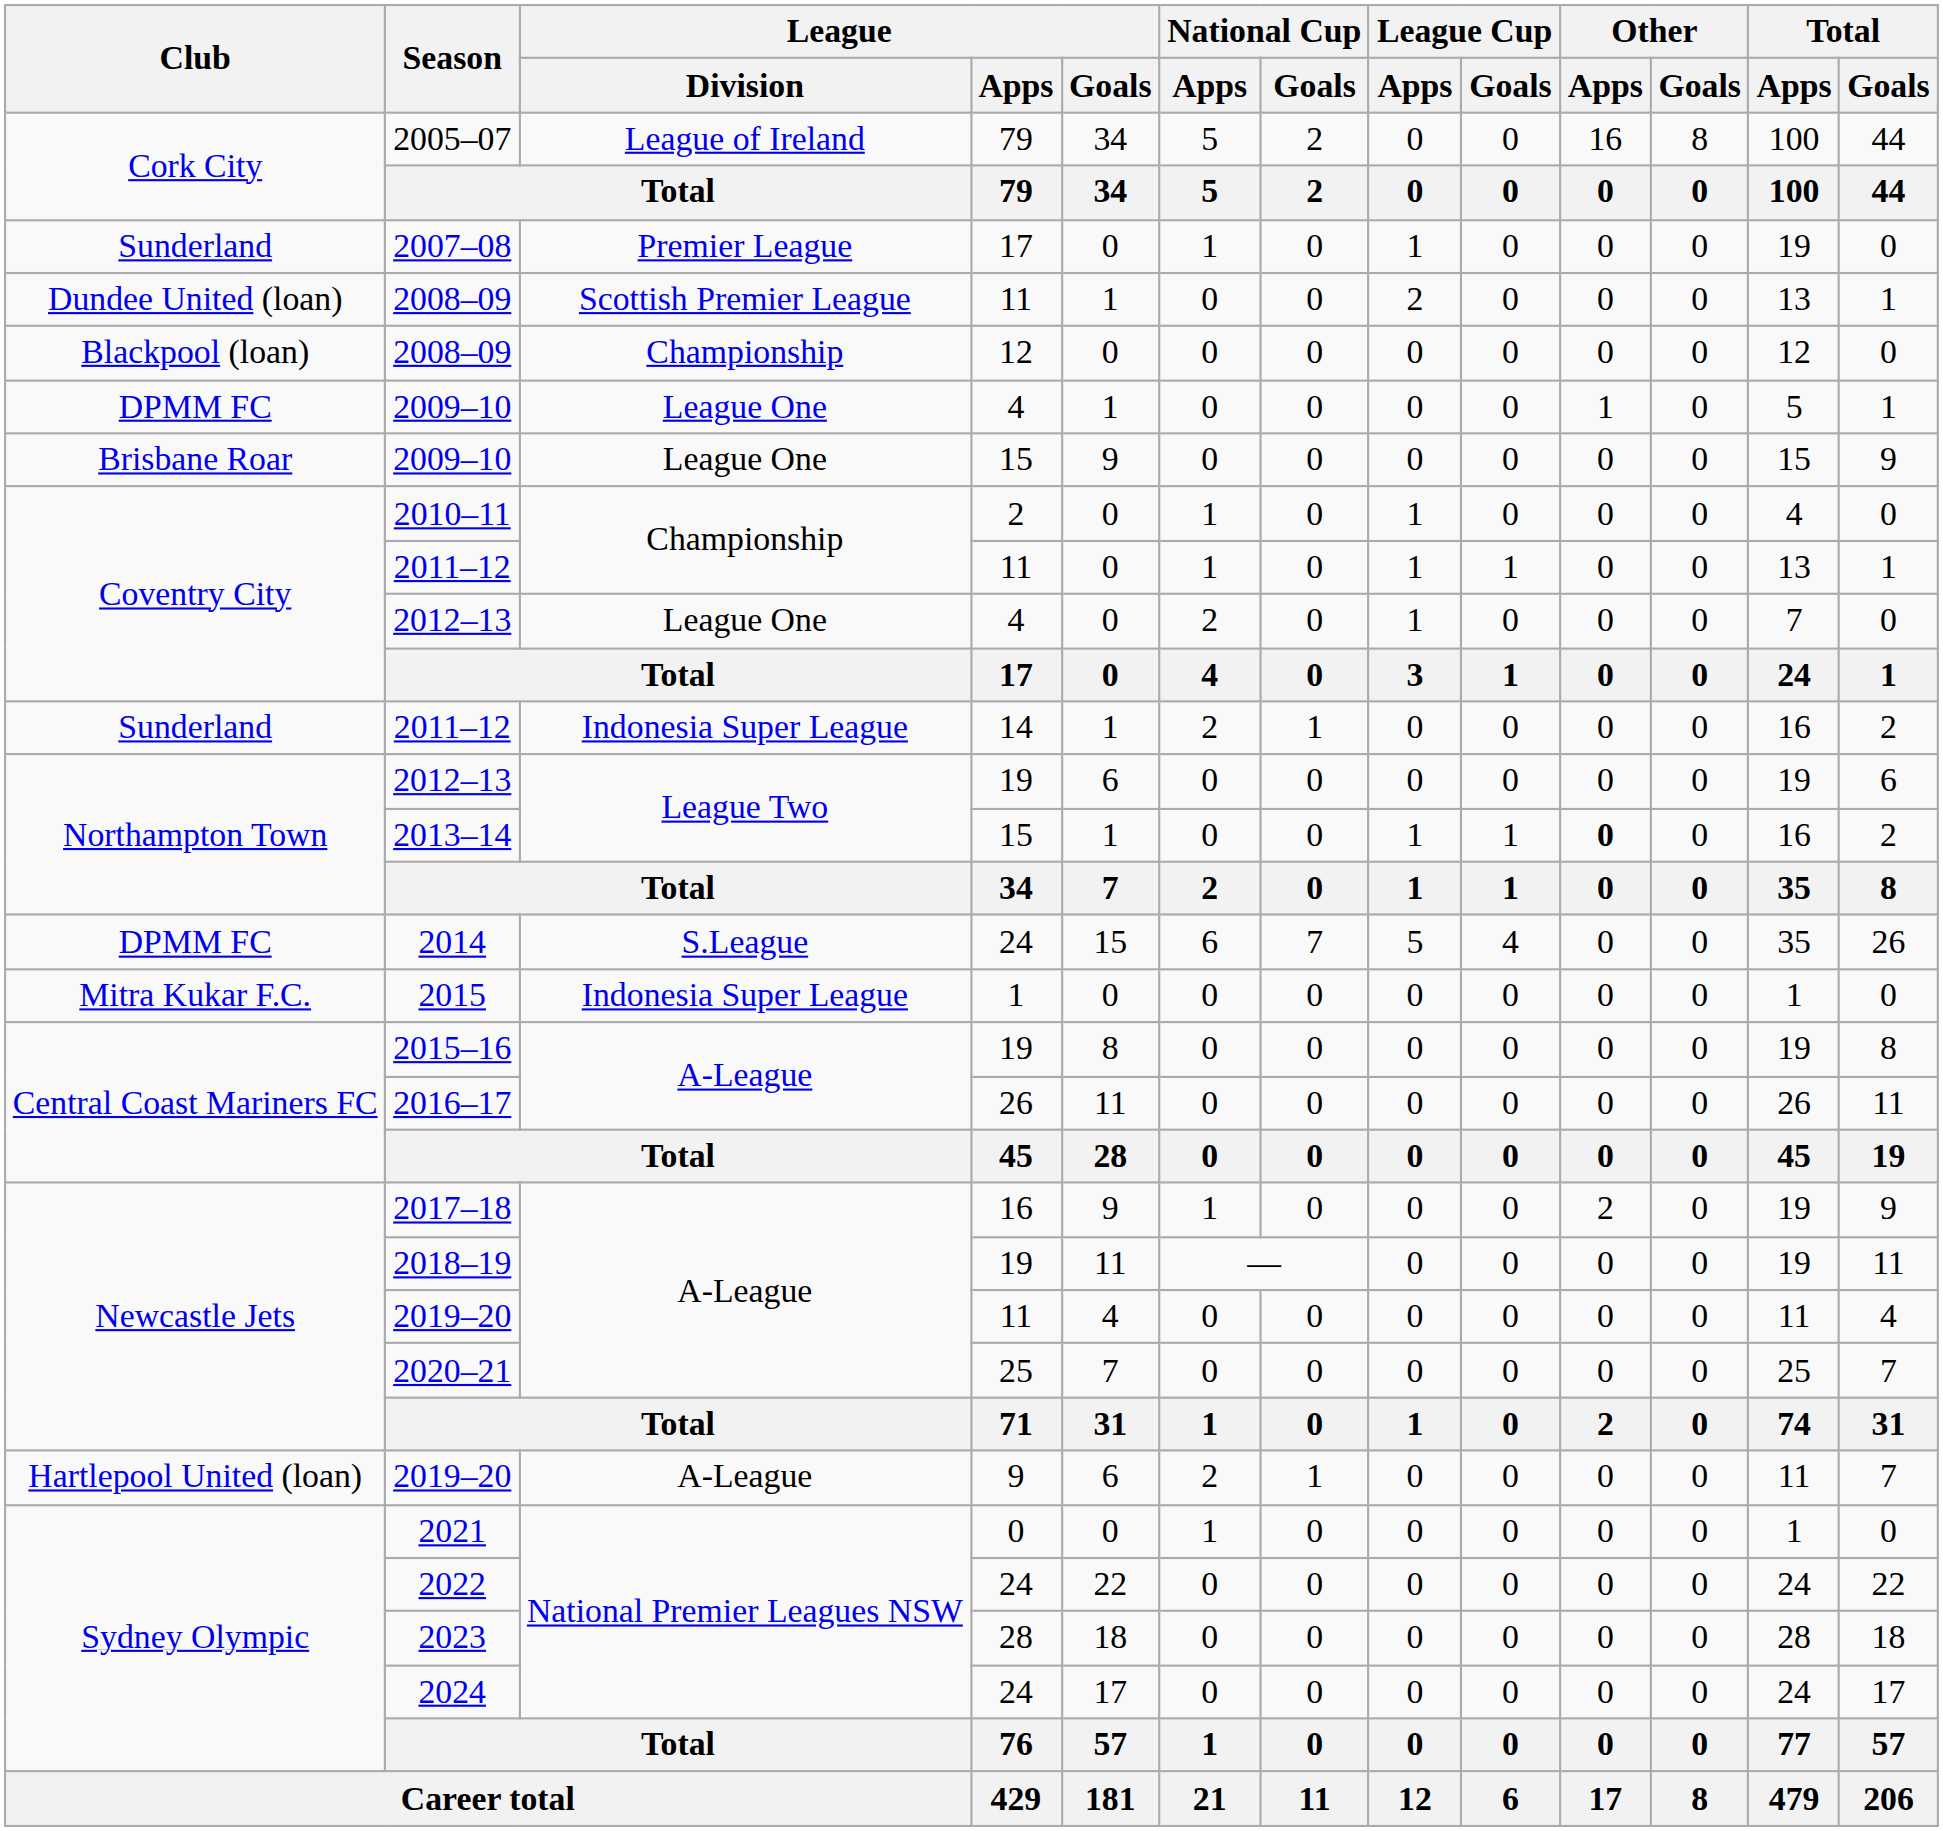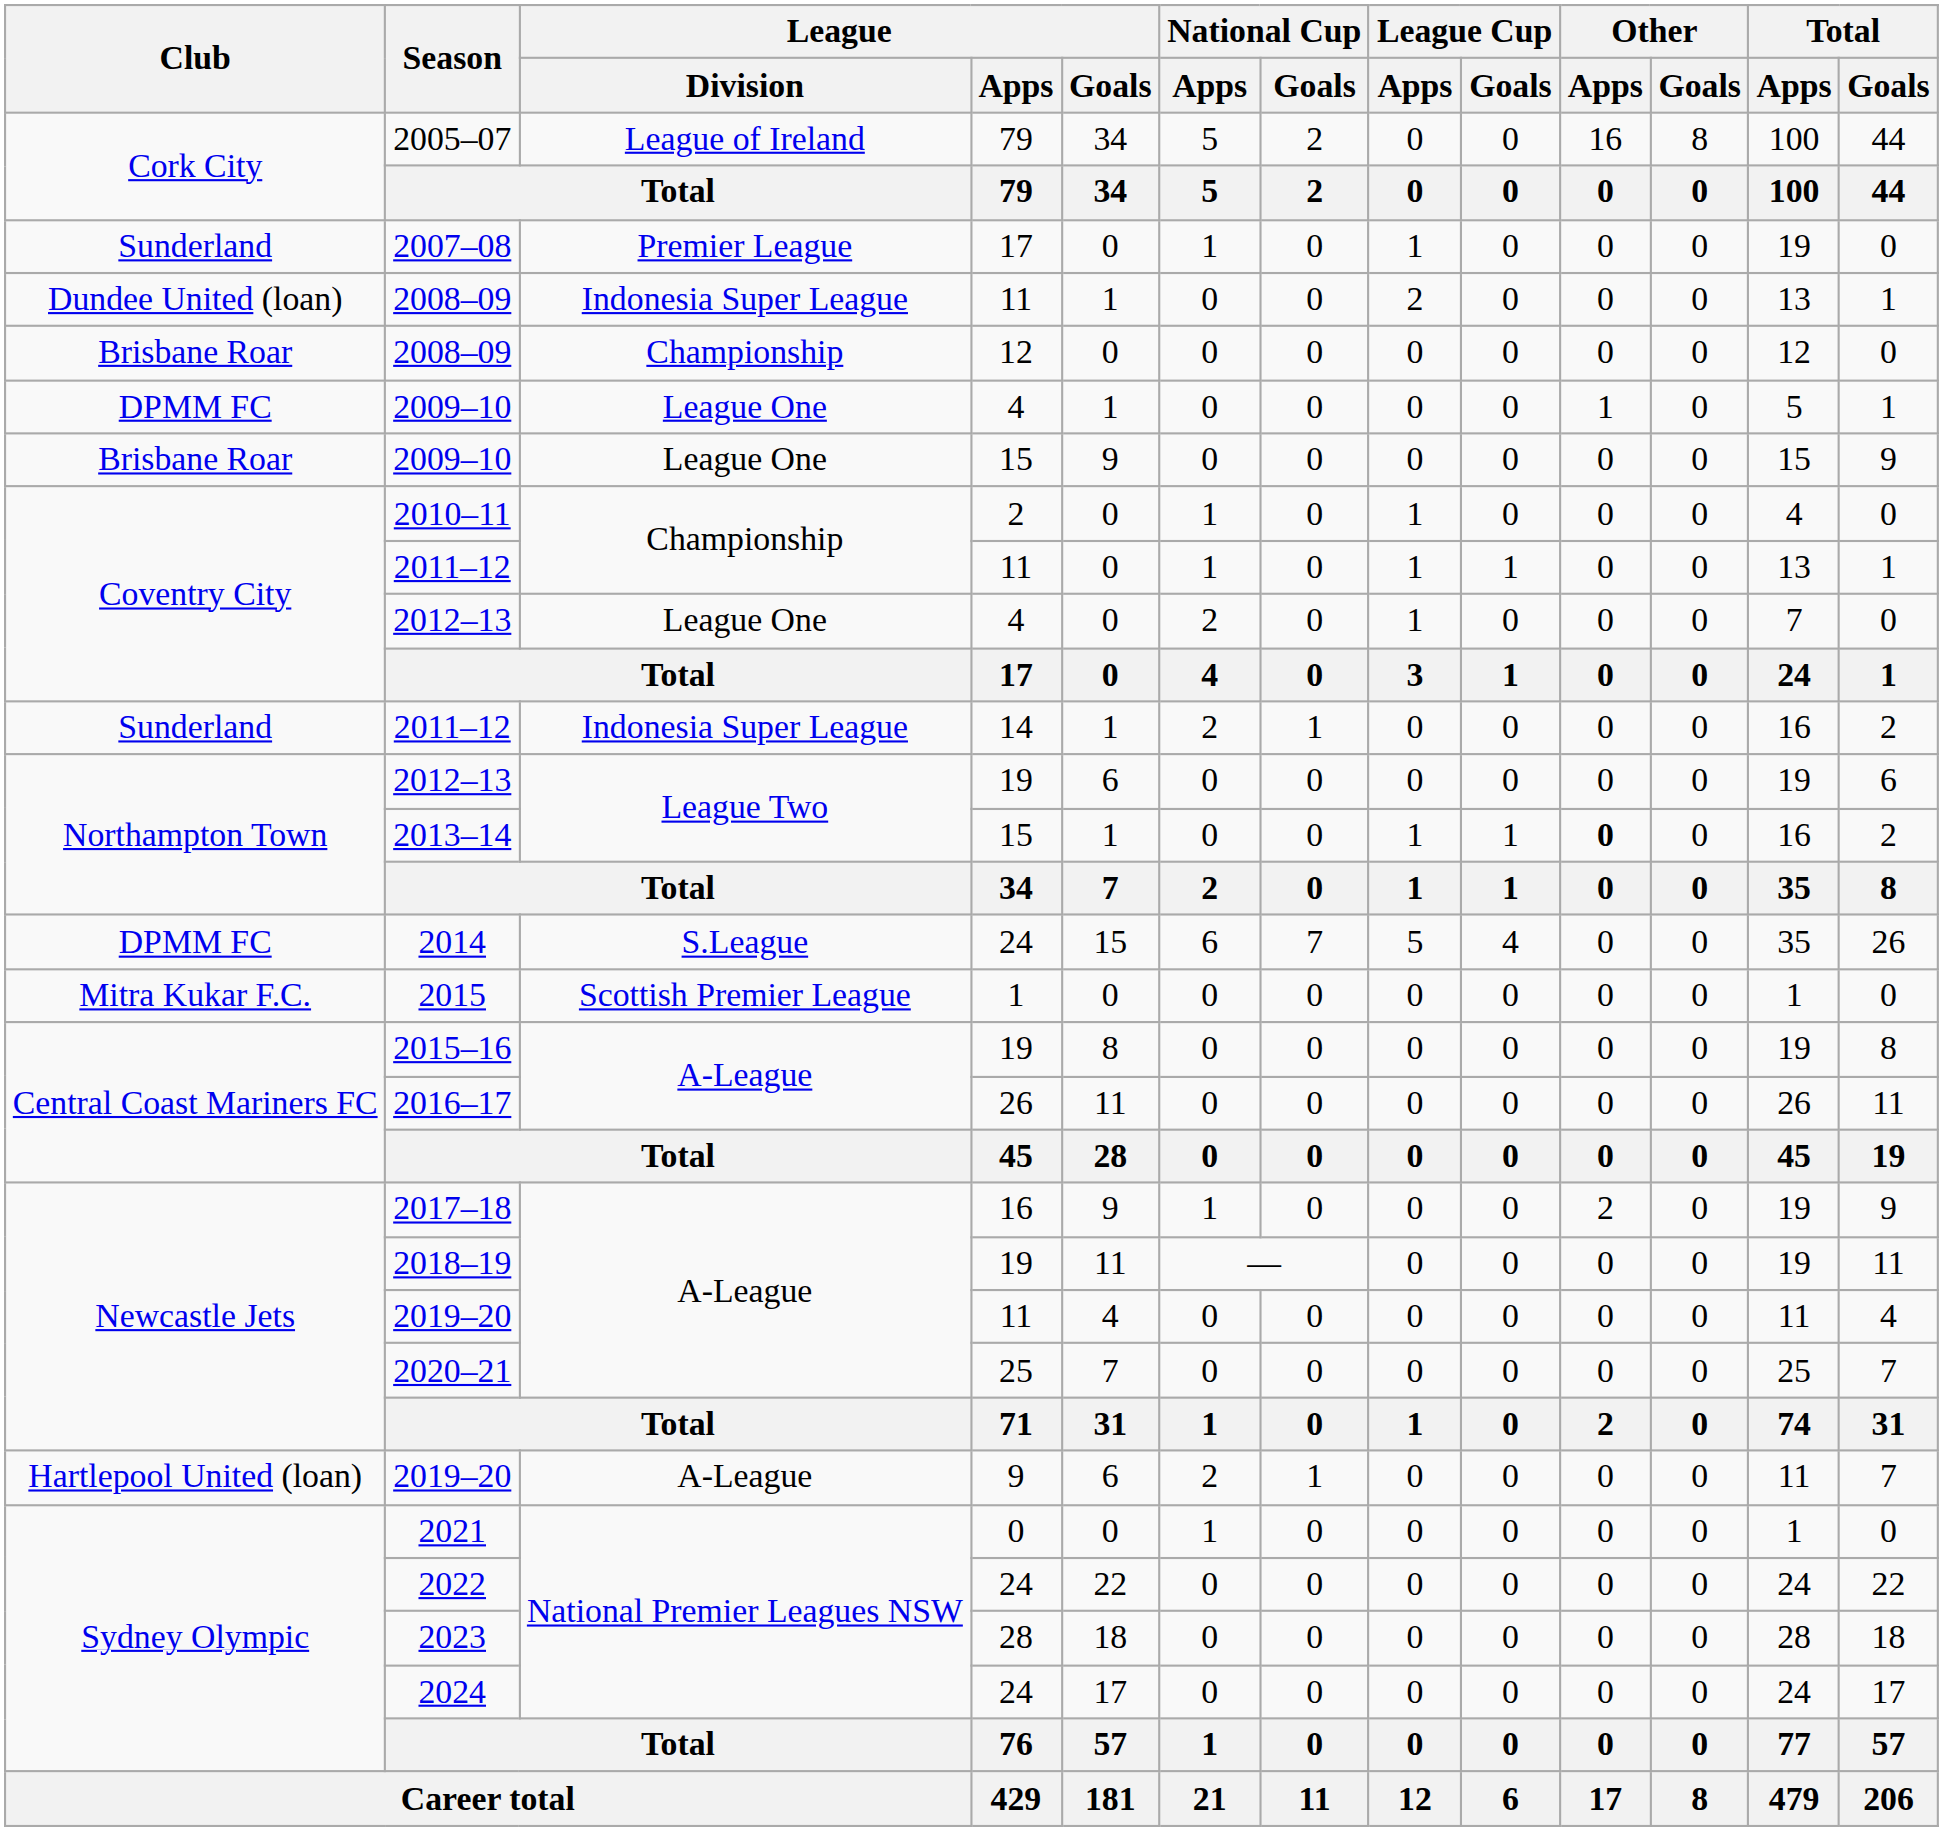(745, 298) Scottish Premier League -> (745, 298) Indonesia Super League
(195, 352) Blackpool (loan) -> (195, 352) Brisbane Roar
(745, 995) Indonesia Super League -> (745, 995) Scottish Premier League
